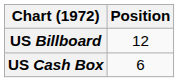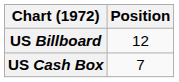(140, 64) 6 -> (140, 64) 7
